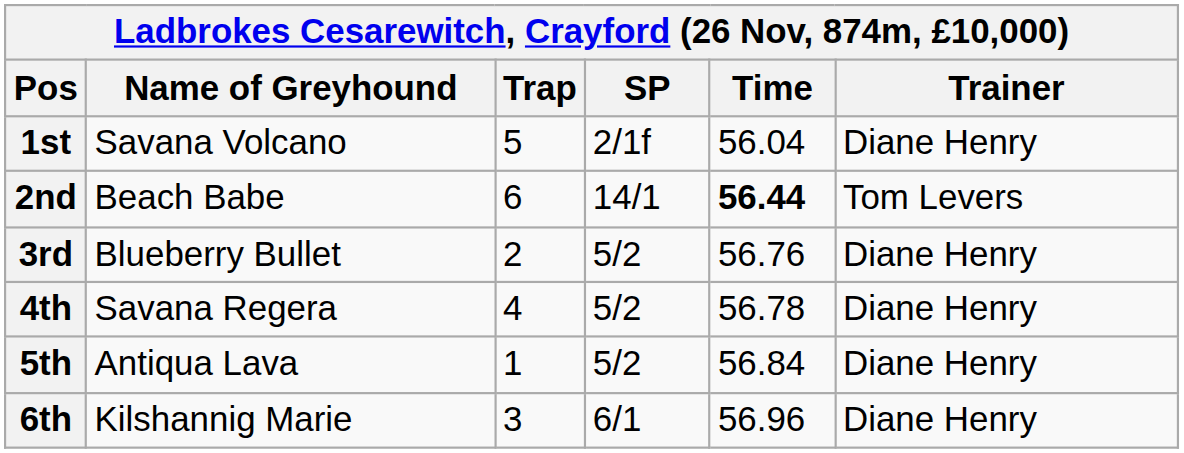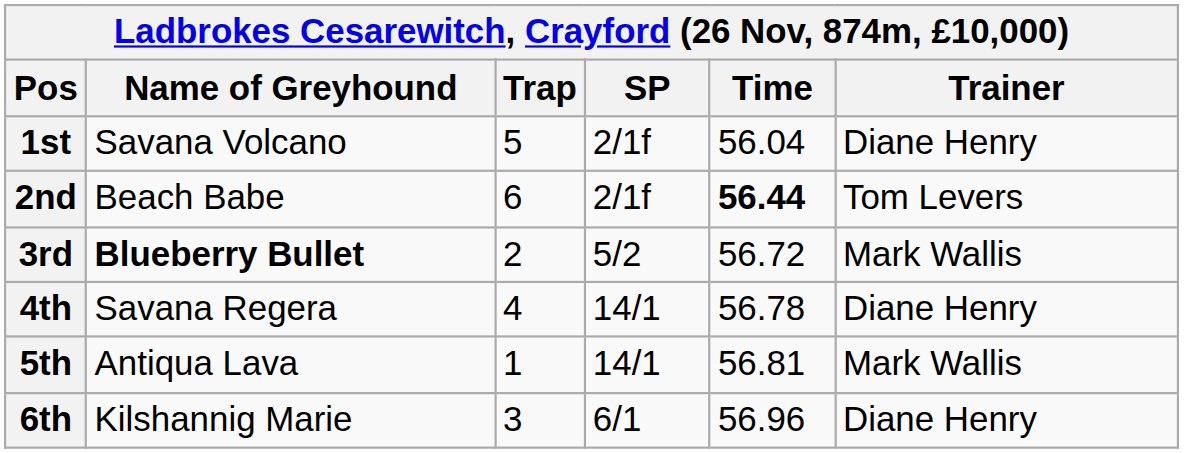(627, 198) 14/1 -> (622, 198) 2/1f
(218, 253) normal -> (229, 253) bold
(762, 253) 56.76 -> (762, 253) 56.72
(940, 253) Diane Henry -> (932, 253) Mark Wallis
(617, 308) 5/2 -> (627, 308) 14/1
(617, 364) 5/2 -> (627, 364) 14/1
(762, 364) 56.84 -> (762, 364) 56.81
(940, 364) Diane Henry -> (932, 364) Mark Wallis
